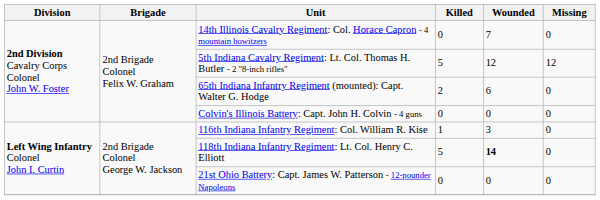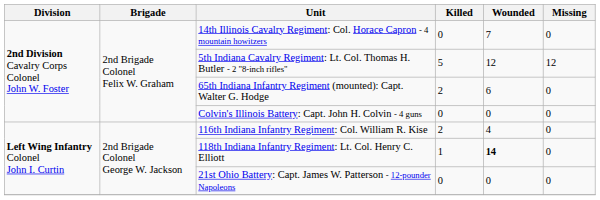(440, 130) 1 -> (440, 130) 2
(488, 130) 3 -> (488, 130) 4
(440, 152) 5 -> (440, 152) 1
